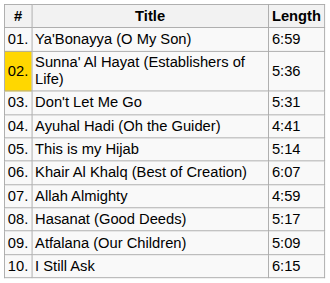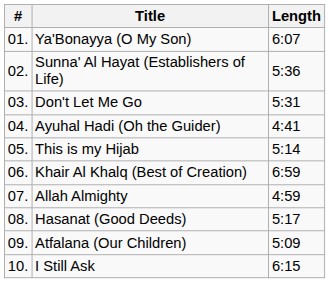(286, 39) 6:59 -> (286, 39) 6:07
(18, 71) gold background -> (18, 71) no background
(286, 172) 6:07 -> (286, 172) 6:59
